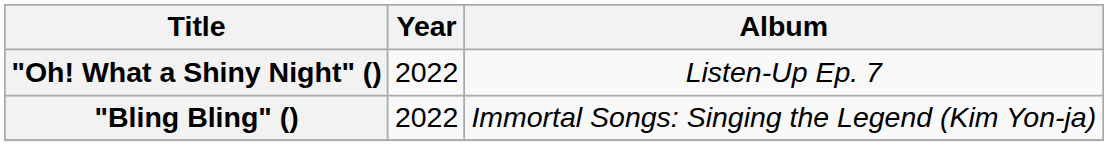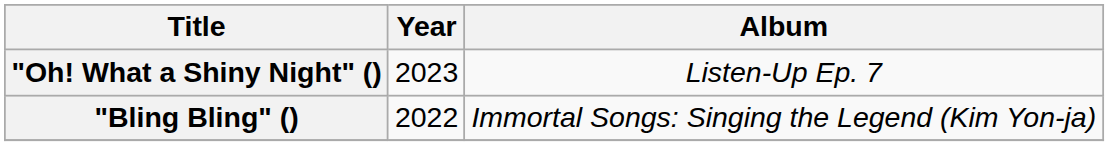(427, 72) 2022 -> (427, 72) 2023
